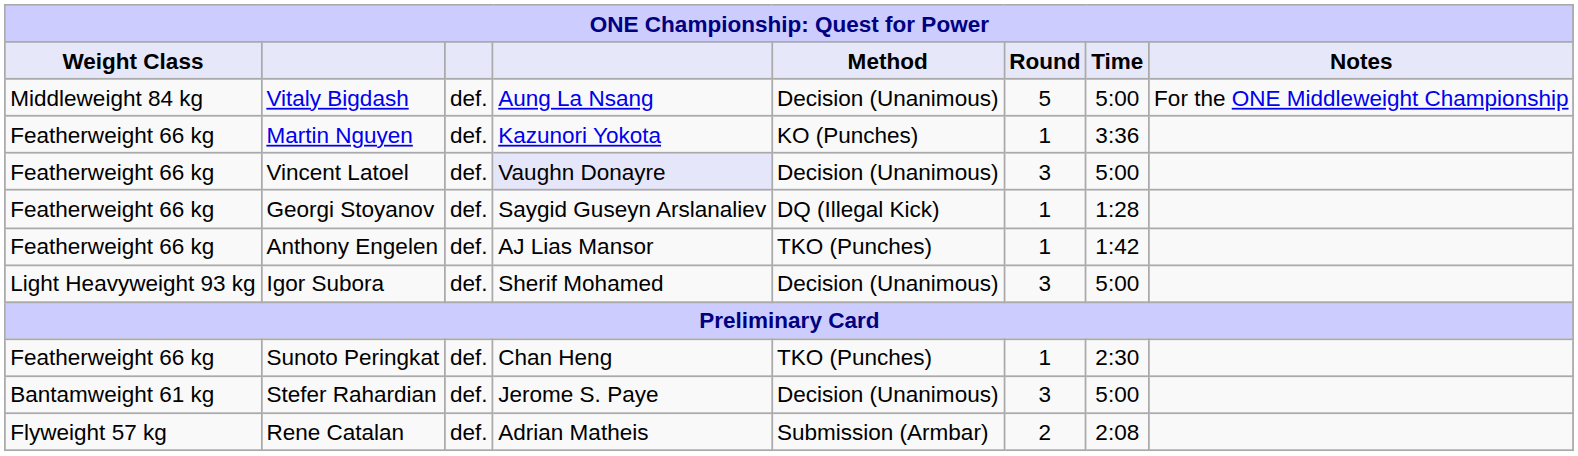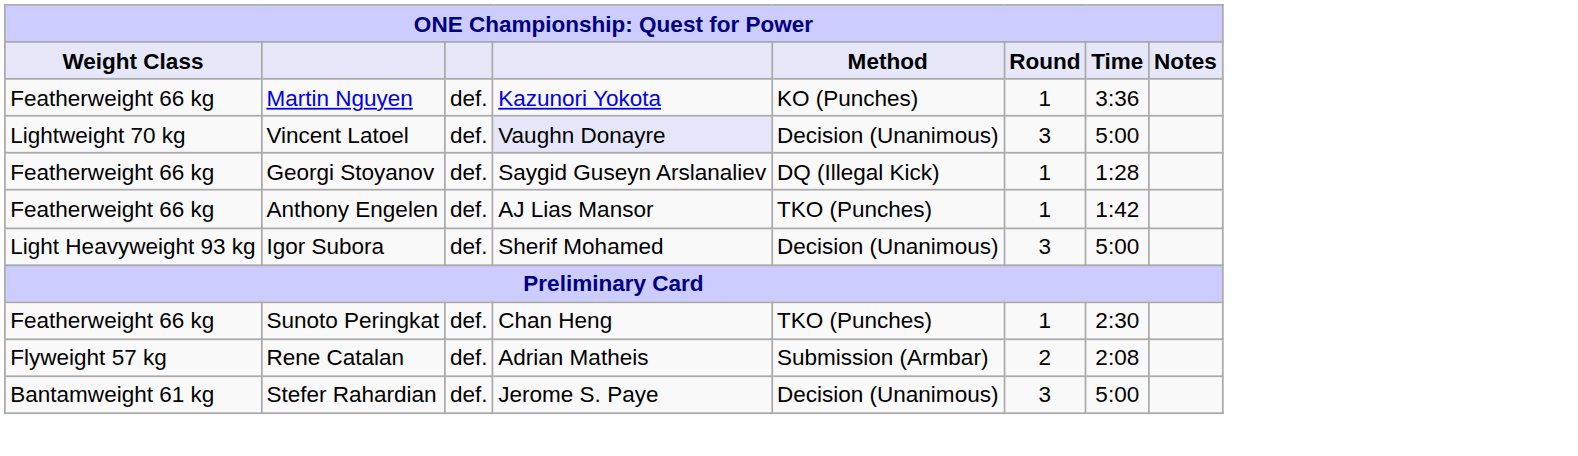- row: (338, 97)
(112, 172) Featherweight 66 kg -> (98, 135) Lightweight 70 kg
rows swapped: (352, 394) <-> (335, 432)
